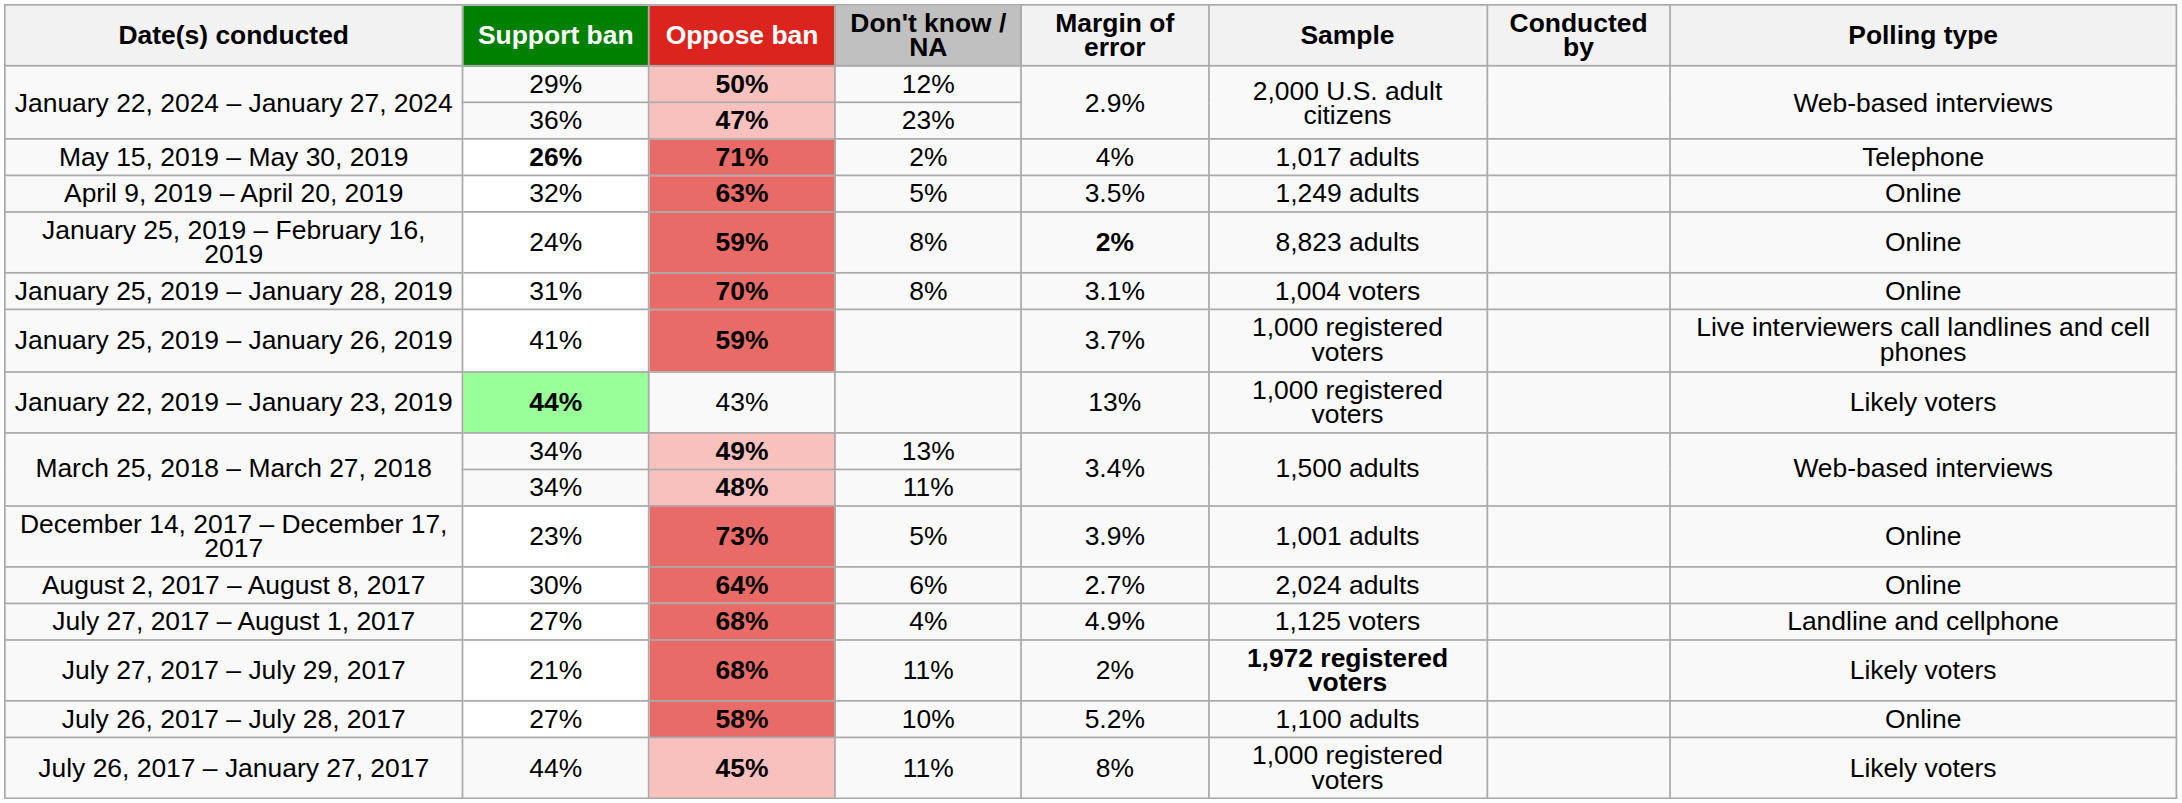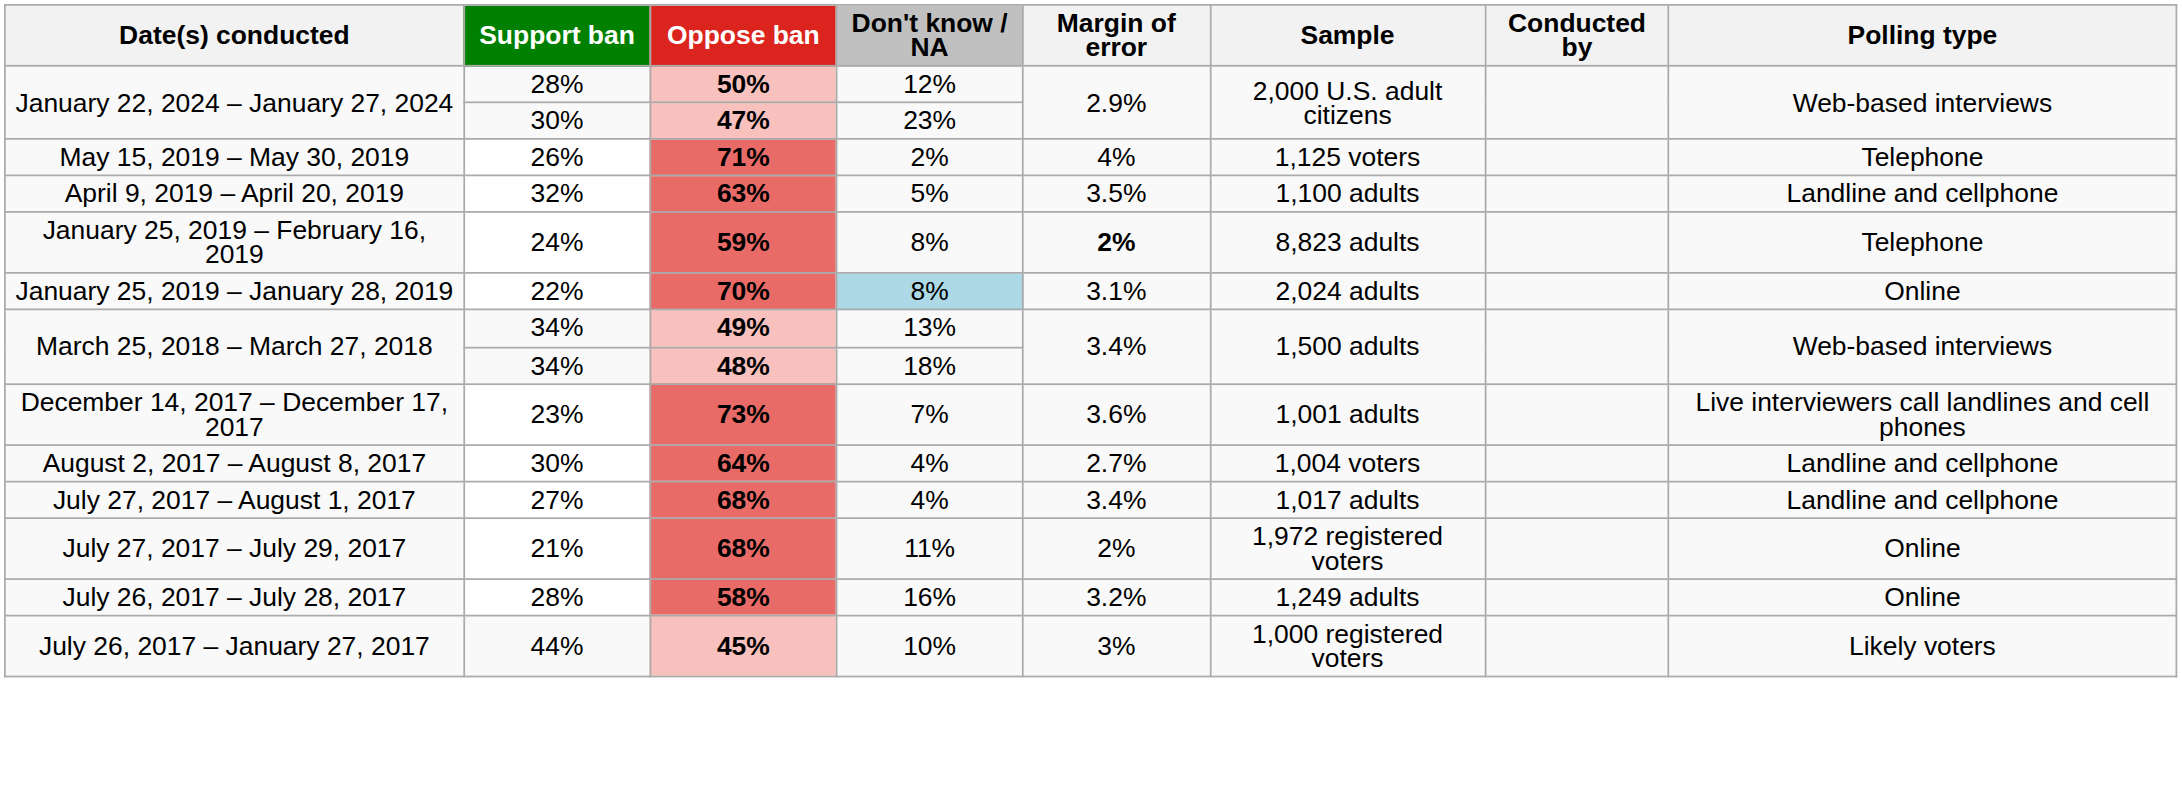(556, 84) 29% -> (557, 84) 28%
(556, 120) 36% -> (557, 120) 30%
(556, 157) bold -> (557, 157) normal
(1348, 157) 1,017 adults -> (1348, 157) 1,125 voters
(1348, 193) 1,249 adults -> (1348, 193) 1,100 adults
(1923, 193) Online -> (1922, 193) Landline and cellphone
(1923, 242) Online -> (1922, 242) Telephone
(556, 291) 31% -> (557, 291) 22%
(928, 291) no background -> (930, 291) lightblue background
(1347, 291) 1,004 voters -> (1348, 291) 2,024 adults
- row: (234, 340)
- row: (234, 401)
(928, 486) 11% -> (930, 364) 18%
(928, 535) 5% -> (930, 413) 7%
(1115, 535) 3.9% -> (1116, 413) 3.6%
(1923, 535) Online -> (1922, 413) Live interviewers call landlines and cell phones
(928, 584) 6% -> (930, 462) 4%
(1348, 584) 2,024 adults -> (1348, 462) 1,004 voters
(1923, 584) Online -> (1922, 462) Landline and cellphone
(1115, 621) 4.9% -> (1116, 499) 3.4%
(1347, 621) 1,125 voters -> (1348, 499) 1,017 adults
(1348, 670) bold -> (1348, 548) normal
(1923, 670) Likely voters -> (1922, 548) Online
(556, 718) 27% -> (557, 596) 28%
(928, 718) 10% -> (930, 596) 16%
(1115, 718) 5.2% -> (1116, 596) 3.2%
(1348, 718) 1,100 adults -> (1348, 596) 1,249 adults
(928, 767) 11% -> (930, 645) 10%
(1115, 767) 8% -> (1116, 645) 3%
